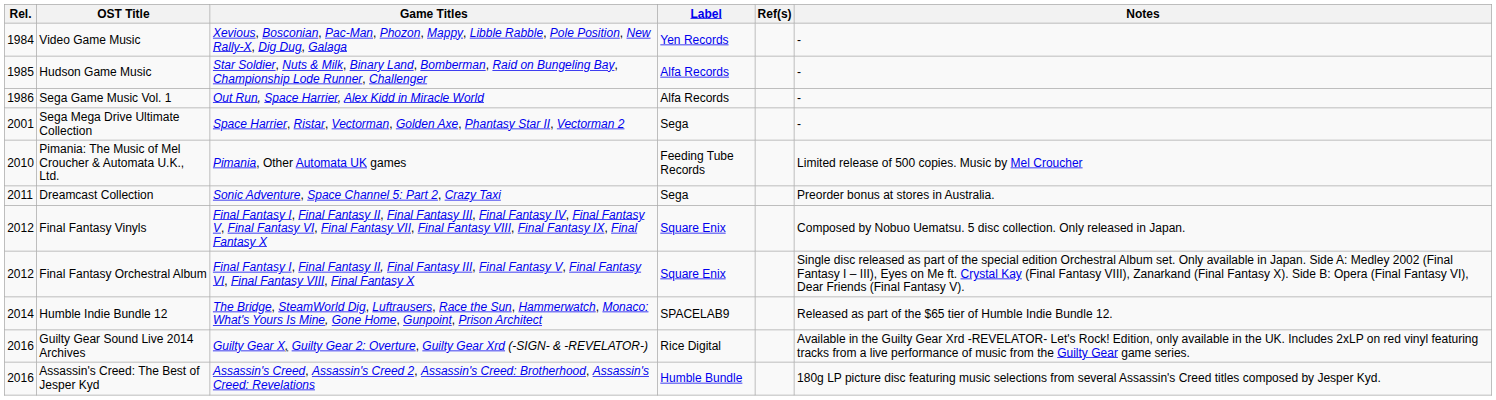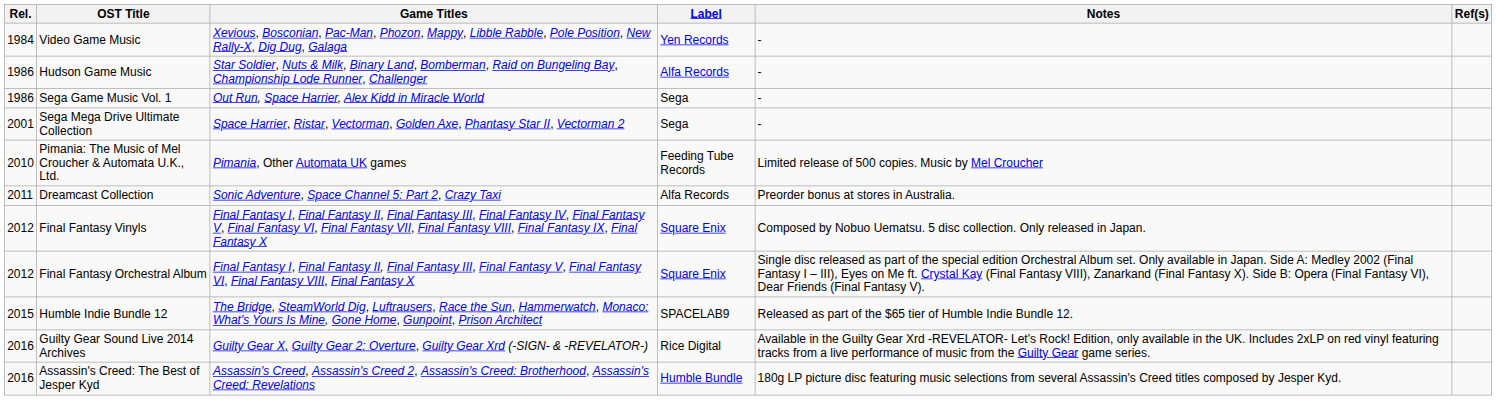columns swapped: (1143, 14) <-> (775, 14)
(20, 72) 1985 -> (20, 72) 1986
(695, 98) Alfa Records -> (674, 98) Sega
(674, 195) Sega -> (695, 195) Alfa Records
(20, 313) 2014 -> (20, 313) 2015
